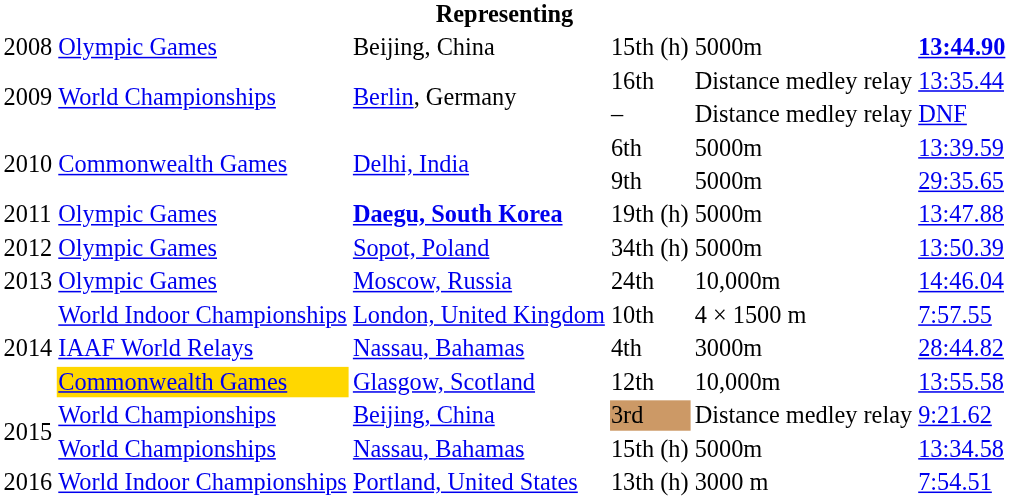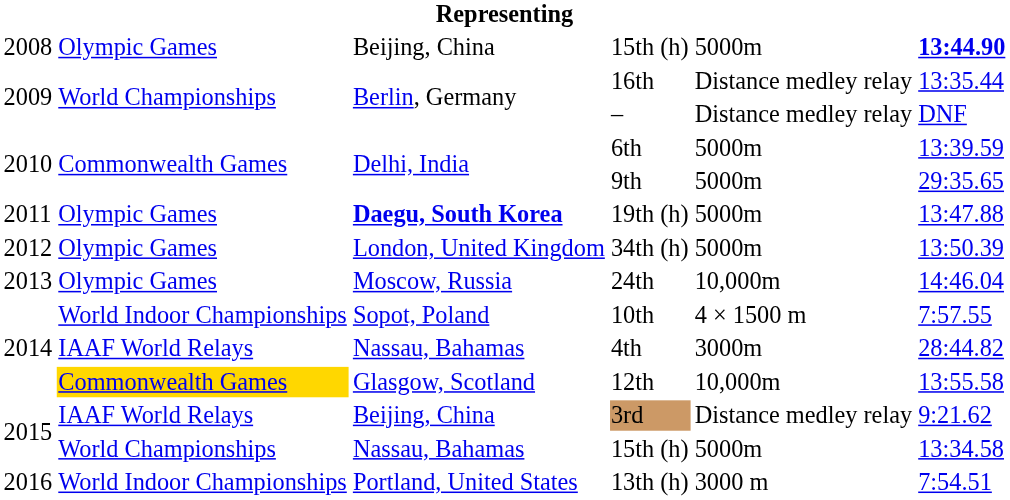(421, 248) Sopot, Poland -> (479, 248) London, United Kingdom
(479, 314) London, United Kingdom -> (421, 314) Sopot, Poland
(167, 415) World Championships -> (156, 415) IAAF World Relays
